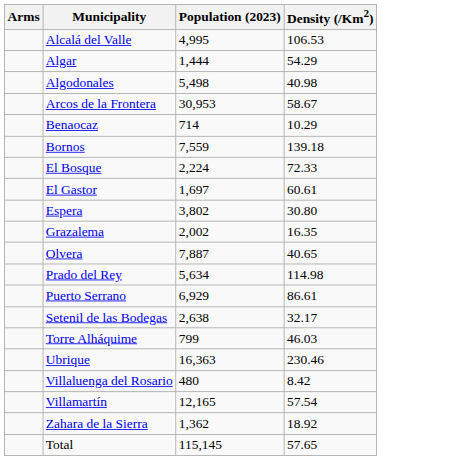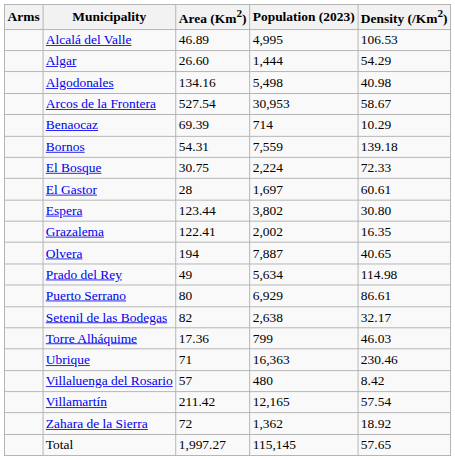+ column: (213, 16)
